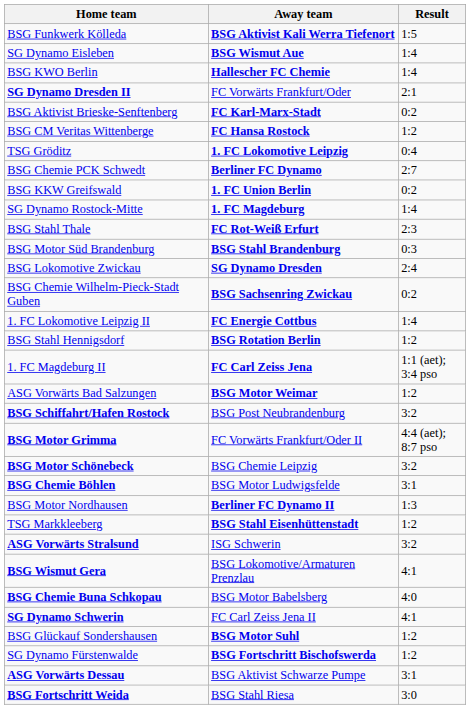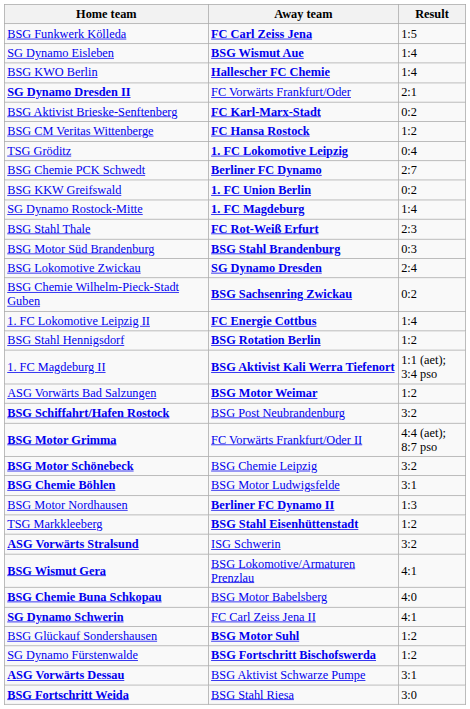(303, 33) BSG Aktivist Kali Werra Tiefenort -> (262, 33) FC Carl Zeiss Jena
(262, 367) FC Carl Zeiss Jena -> (303, 367) BSG Aktivist Kali Werra Tiefenort
